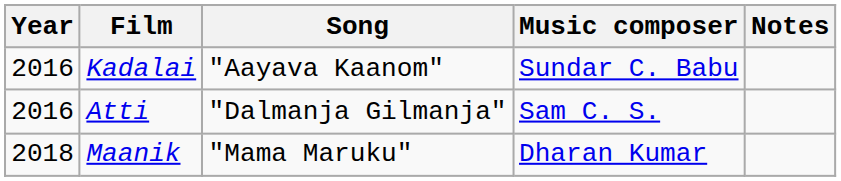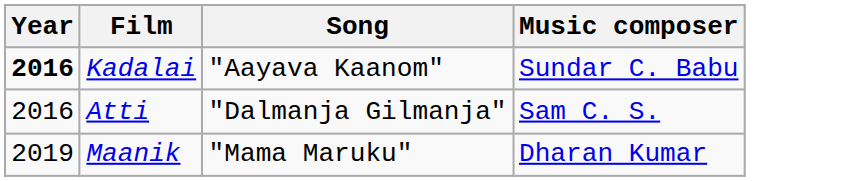- column: (790, 26)
(43, 69) normal -> (43, 69) bold
(43, 154) 2018 -> (43, 154) 2019
